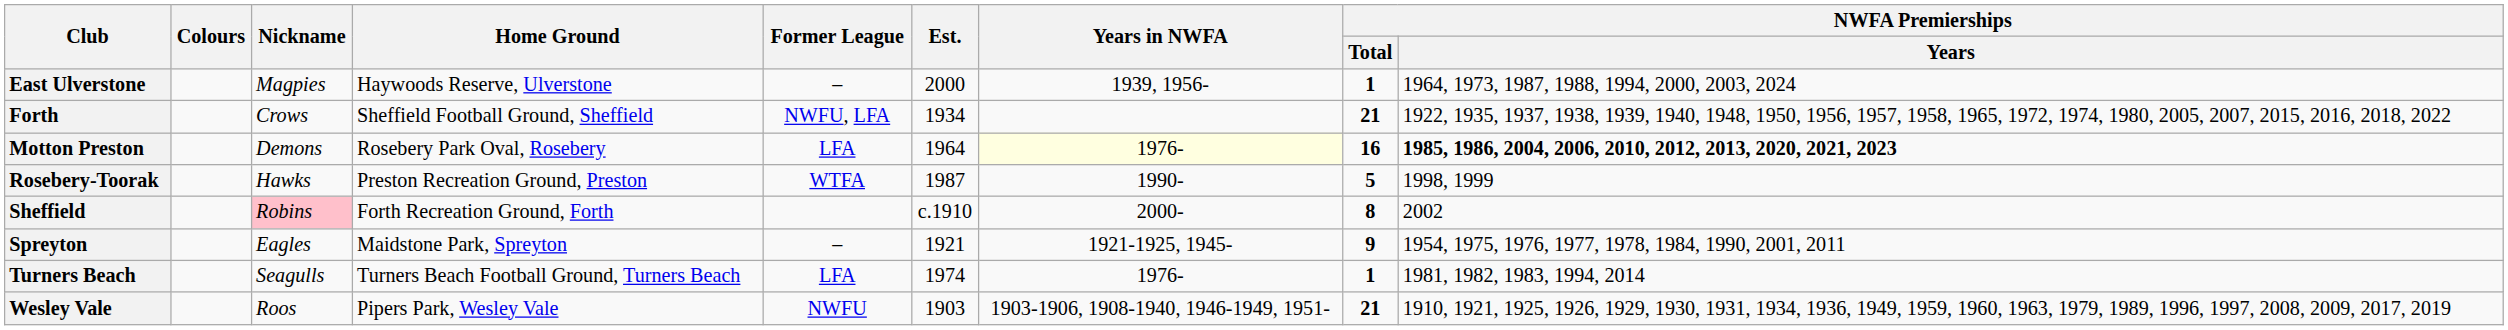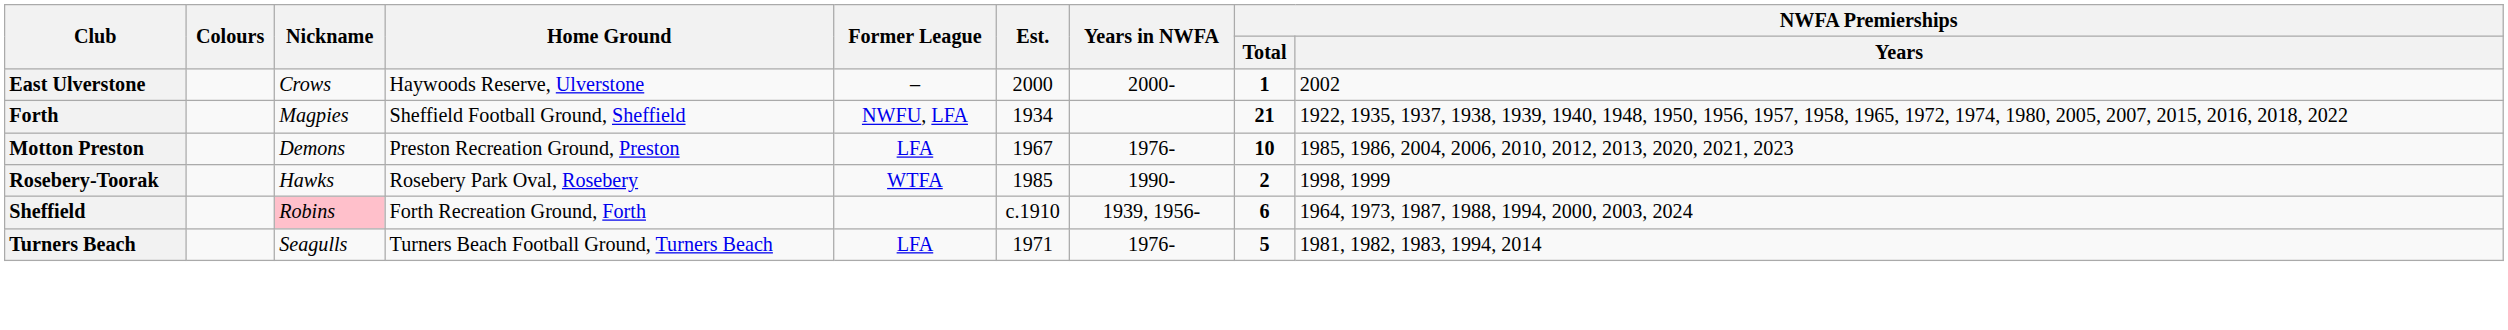(291, 84) Magpies -> (305, 84) Crows
(1160, 84) 1939, 1956- -> (1152, 84) 2000-
(1599, 84) 1964, 1973, 1987, 1988, 1994, 2000, 2003, 2024 -> (1320, 84) 2002
(282, 116) Crows -> (314, 116) Magpies
(481, 148) Rosebery Park Oval, Rosebery -> (535, 148) Preston Recreation Ground, Preston
(945, 148) 1964 -> (1033, 148) 1967
(1160, 148) lightyellow background -> (1152, 148) no background
(1370, 148) 16 -> (1265, 148) 10
(1650, 148) bold -> (1547, 148) normal
(502, 180) Preston Recreation Ground, Preston -> (514, 180) Rosebery Park Oval, Rosebery
(945, 180) 1987 -> (1033, 180) 1985
(1370, 180) 5 -> (1265, 180) 2
(1160, 212) 2000- -> (1152, 212) 1939, 1956-
(1370, 212) 8 -> (1265, 212) 6
(1423, 212) 2002 -> (1496, 212) 1964, 1973, 1987, 1988, 1994, 2000, 2003, 2024
- row: (48, 244)
(945, 276) 1974 -> (1033, 244) 1971
(1370, 276) 1 -> (1265, 244) 5
- row: (61, 308)
